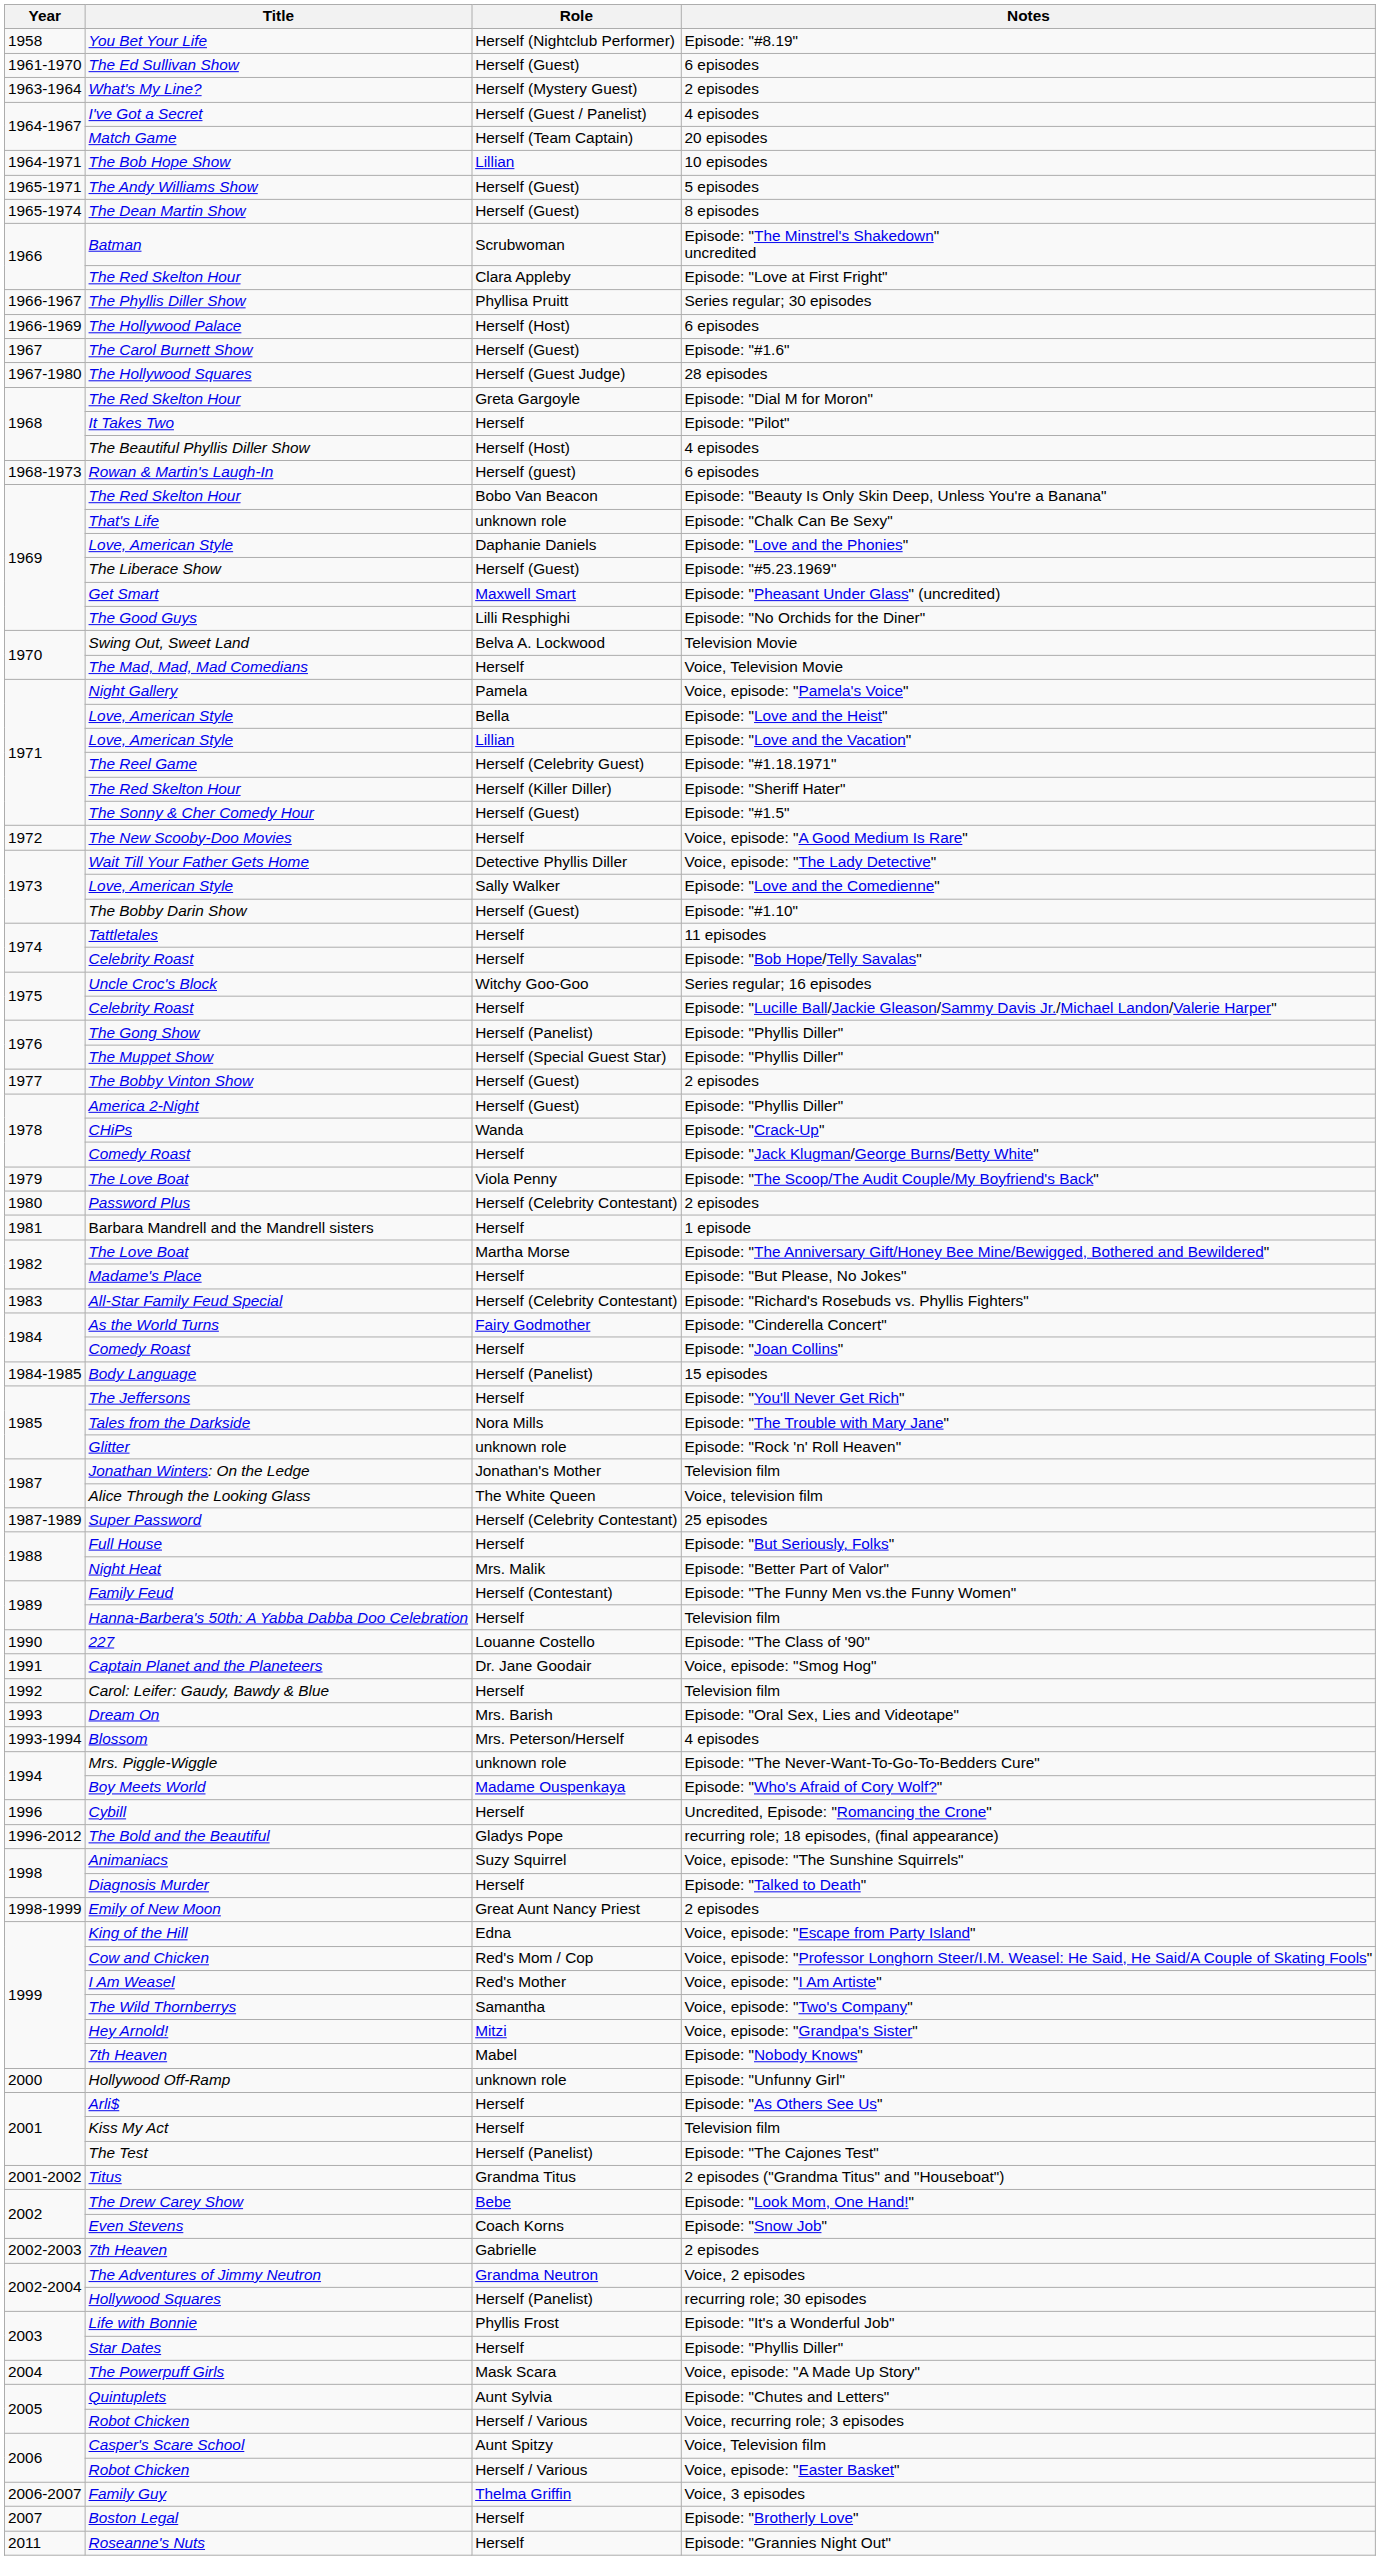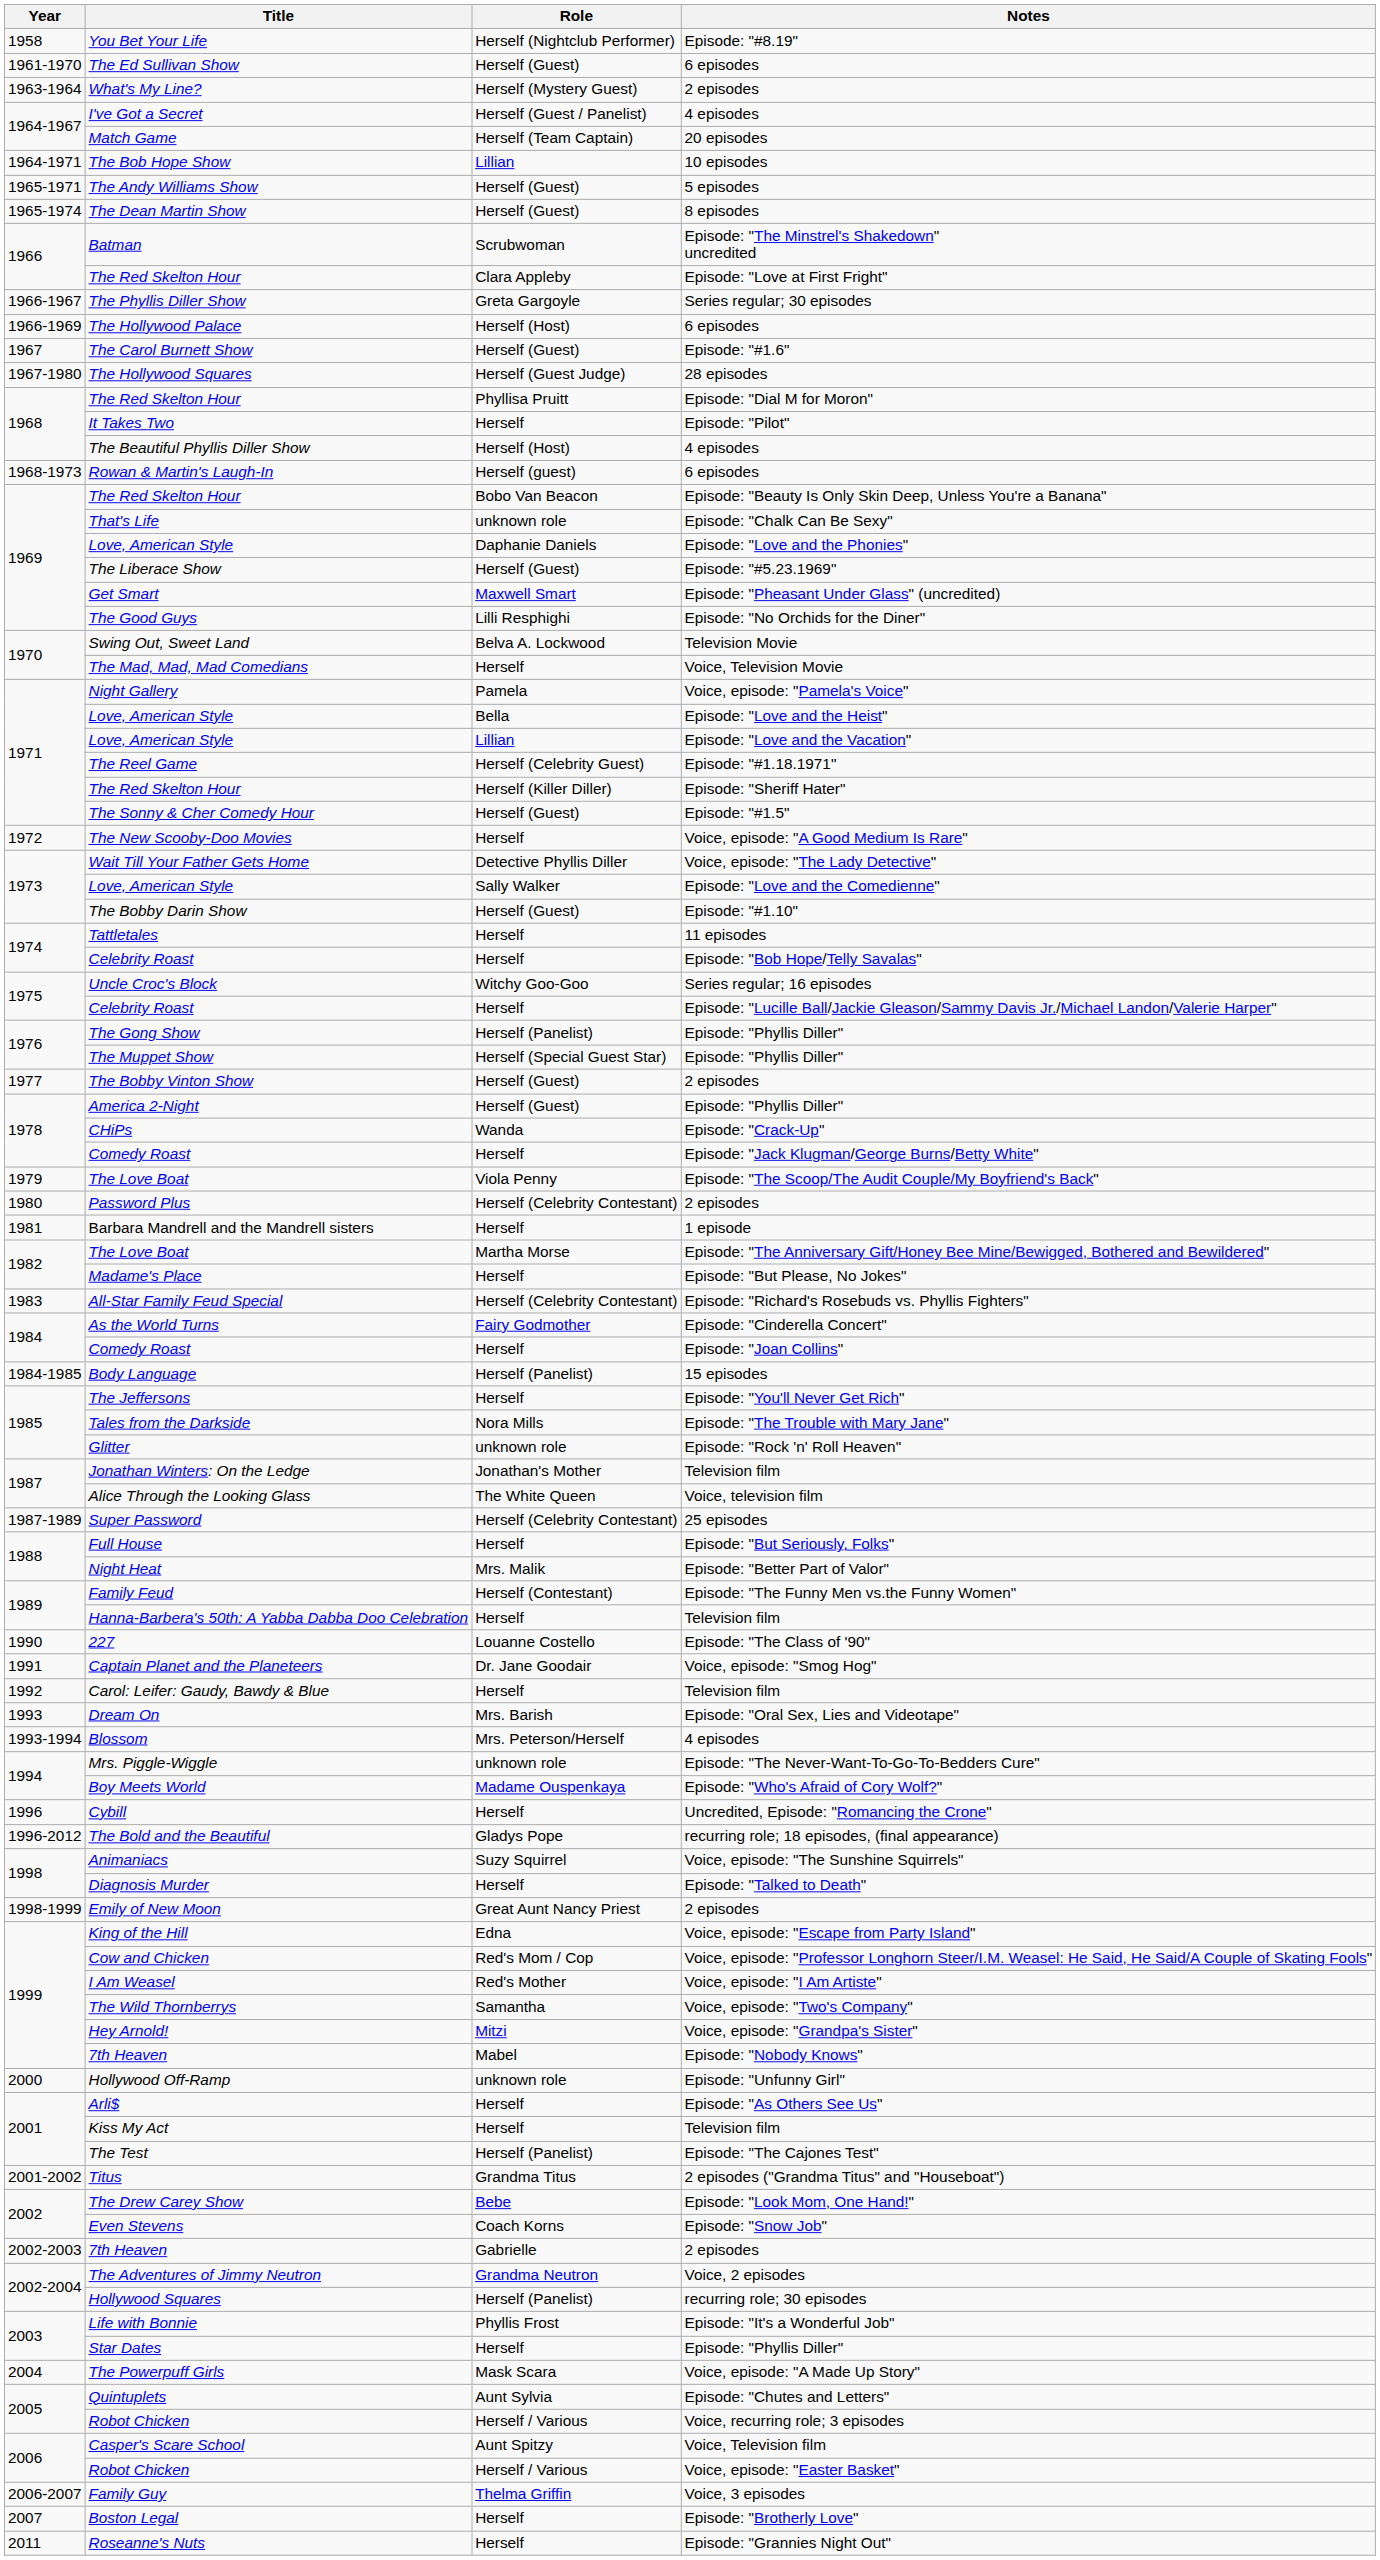(522, 301) Phyllisa Pruitt -> (528, 301) Greta Gargoyle
(528, 399) Greta Gargoyle -> (522, 399) Phyllisa Pruitt
